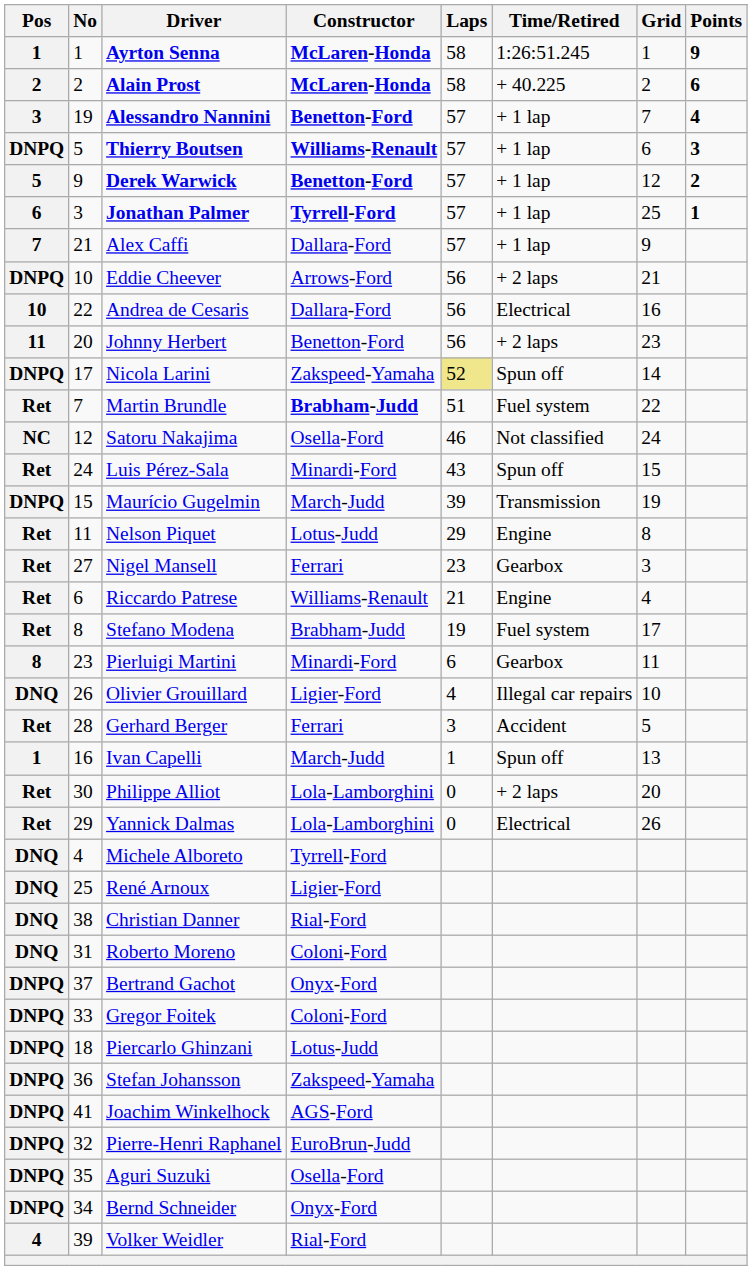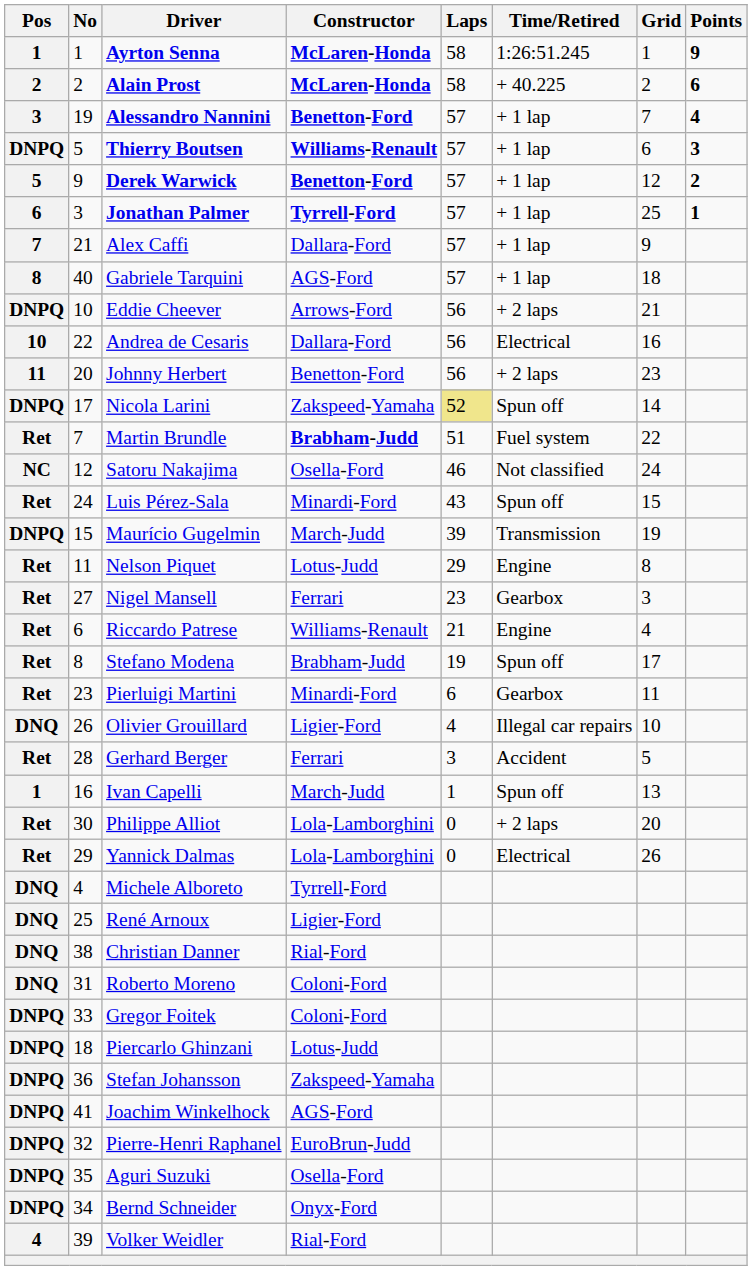+ row: (175, 277)
(543, 630) Fuel system -> (530, 662) Spun off
(37, 662) 8 -> (37, 694) Ret
- row: (171, 983)
